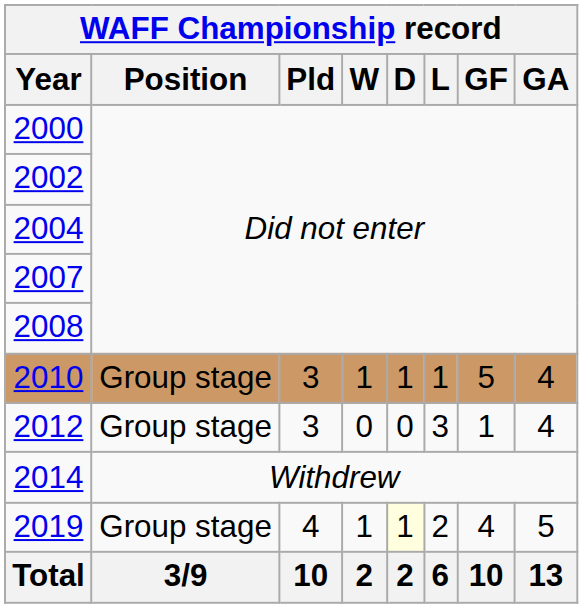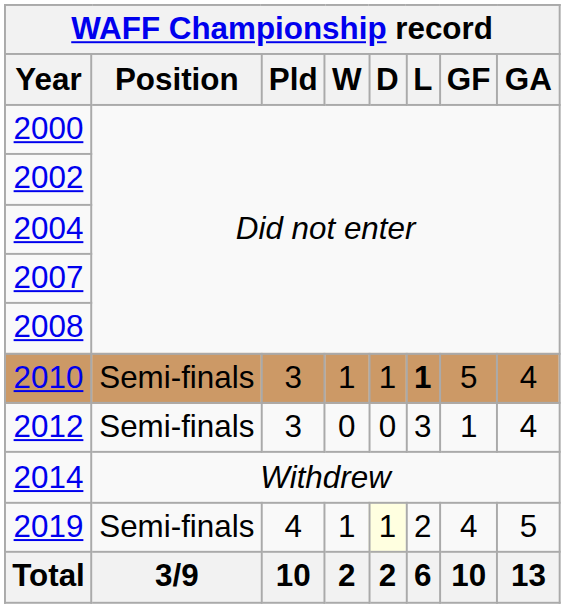(186, 377) Group stage -> (177, 377) Semi-finals
(440, 377) normal -> (423, 377) bold
(186, 427) Group stage -> (177, 427) Semi-finals
(186, 526) Group stage -> (177, 526) Semi-finals
